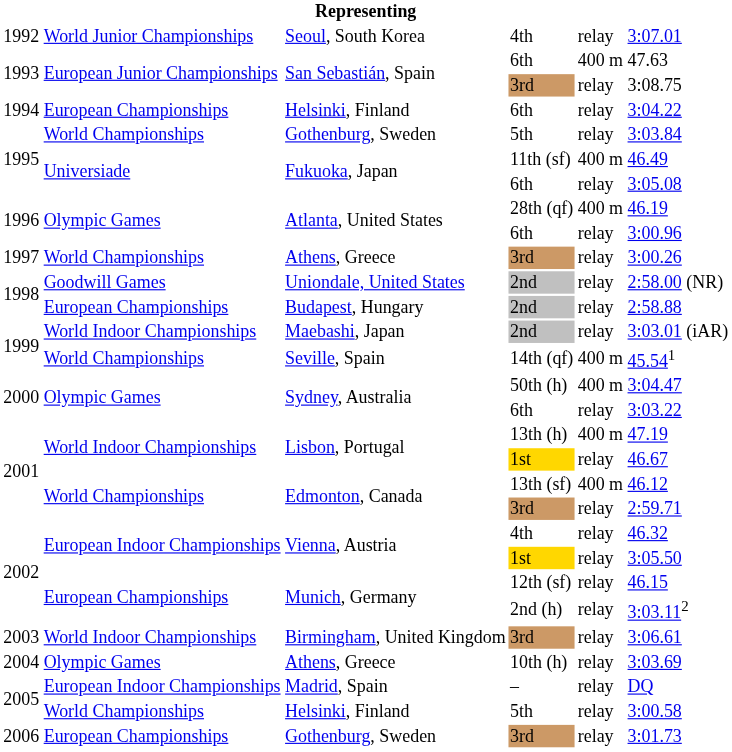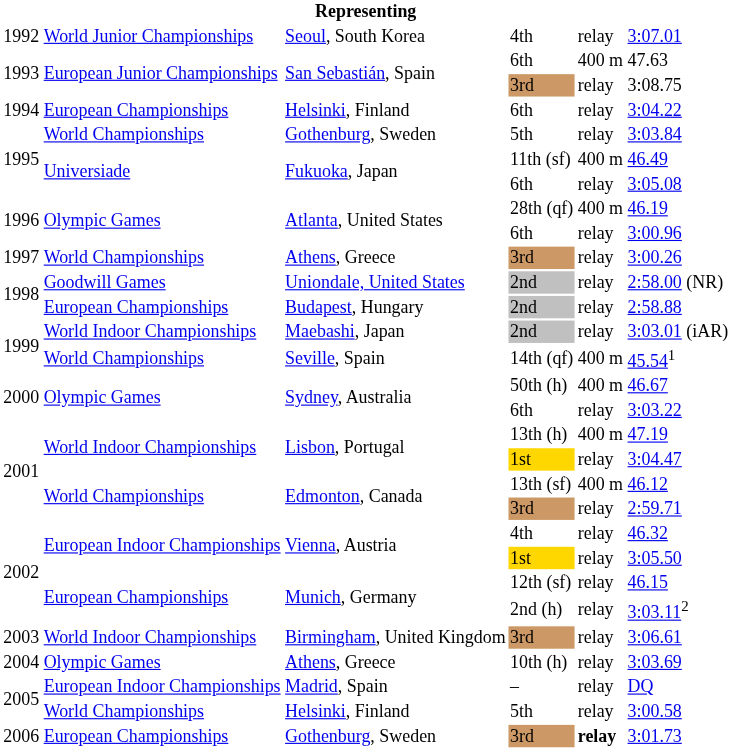(655, 385) 3:04.47 -> (648, 385) 46.67
(648, 459) 46.67 -> (655, 459) 3:04.47
(596, 735) normal -> (597, 735) bold
